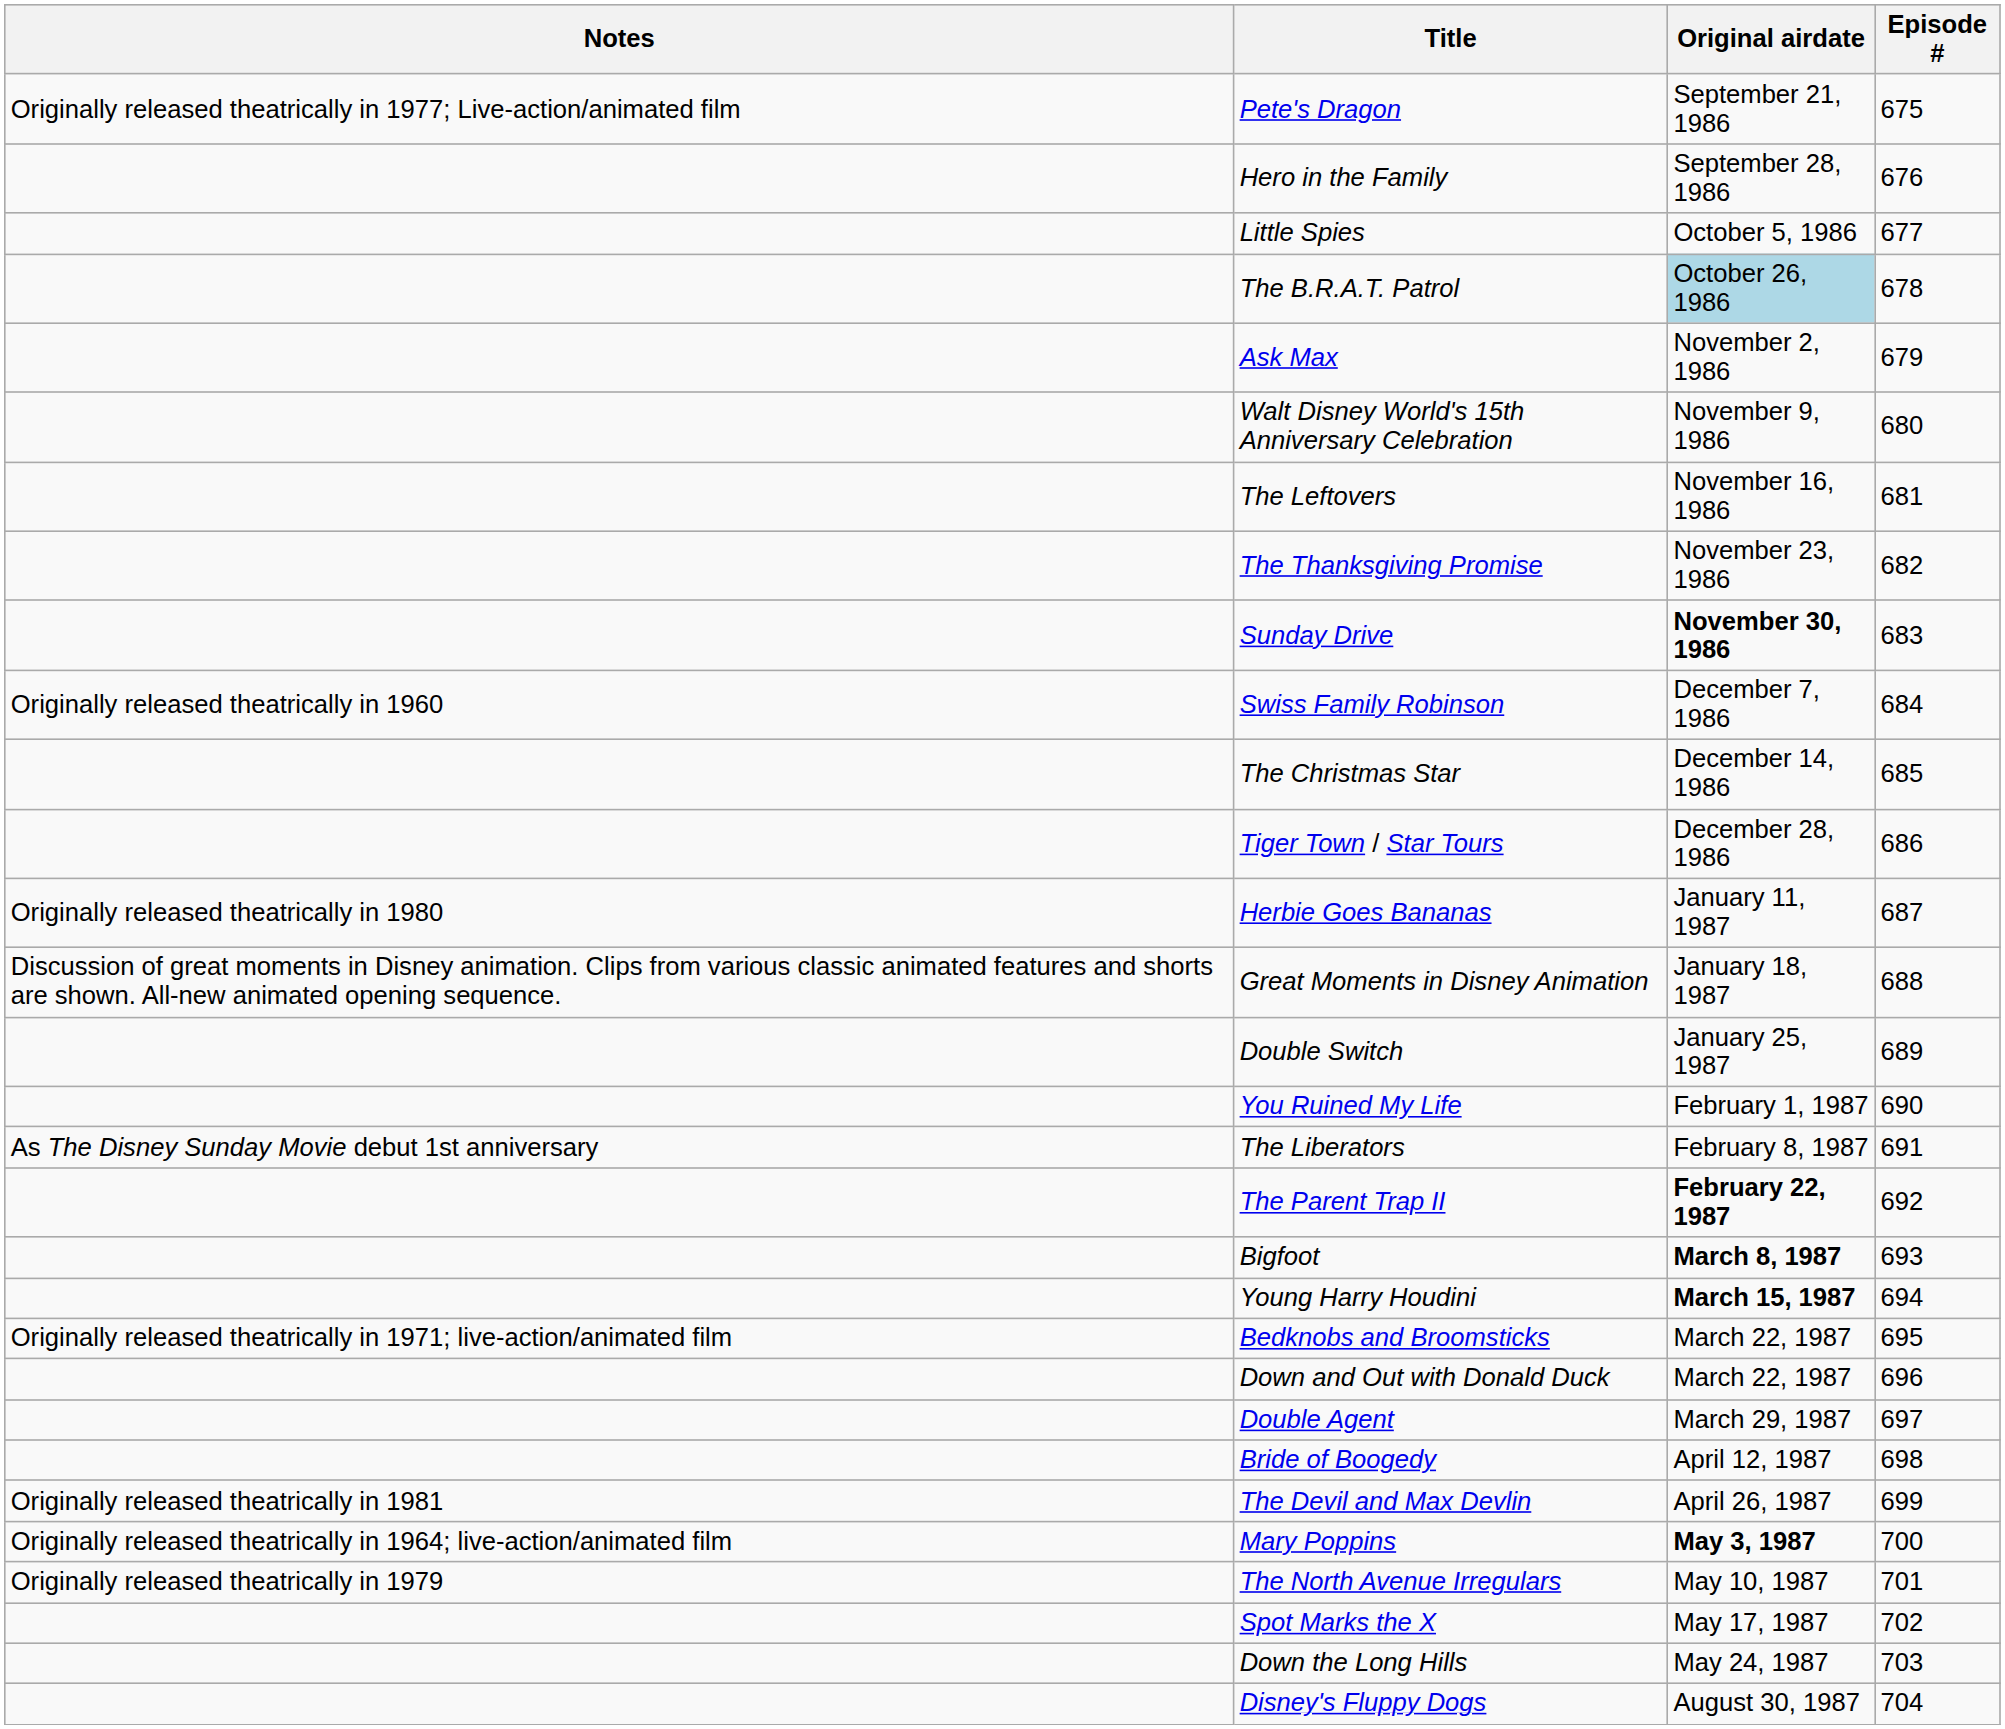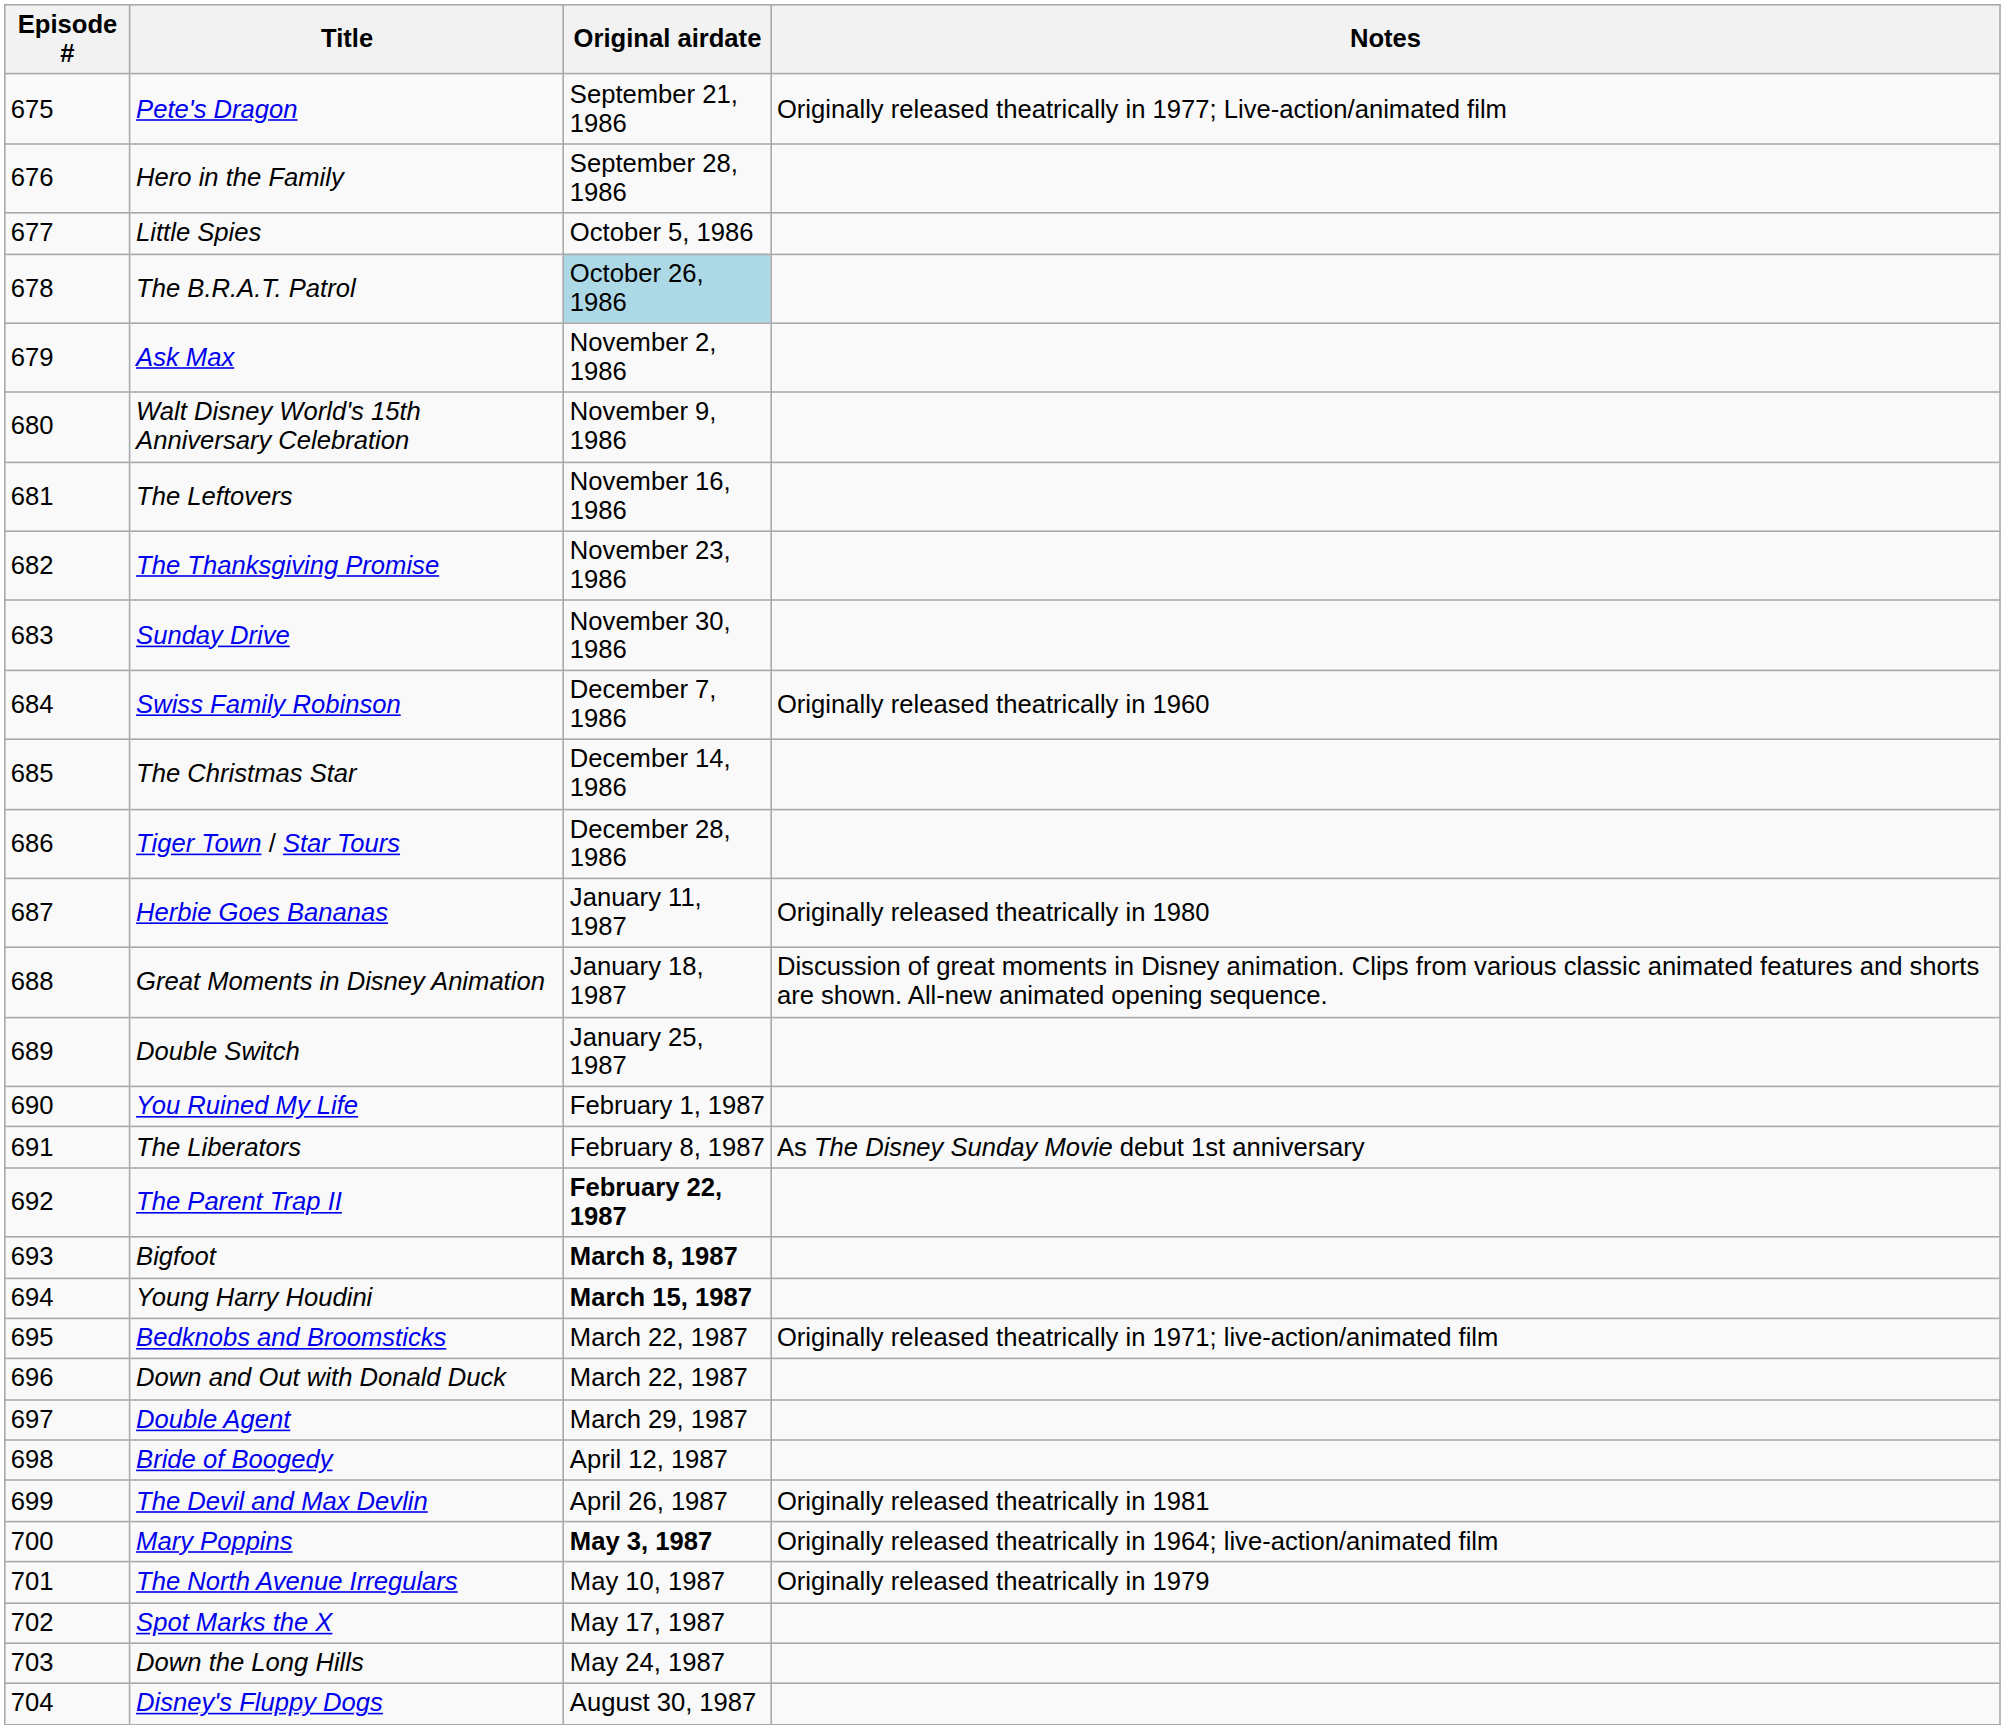columns swapped: (1937, 39) <-> (619, 39)
(1757, 635) bold -> (650, 634) normal
